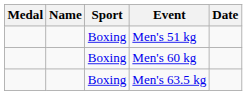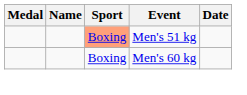(107, 37) no background -> (107, 37) lightsalmon background
- row: (169, 80)
